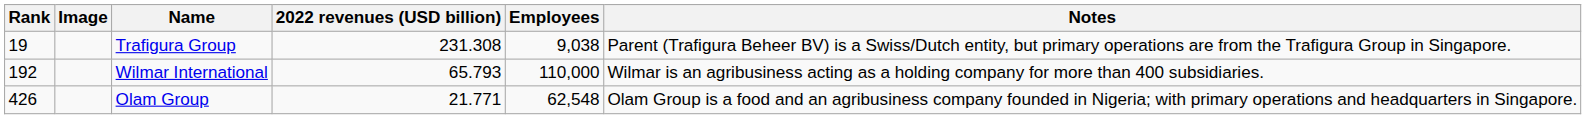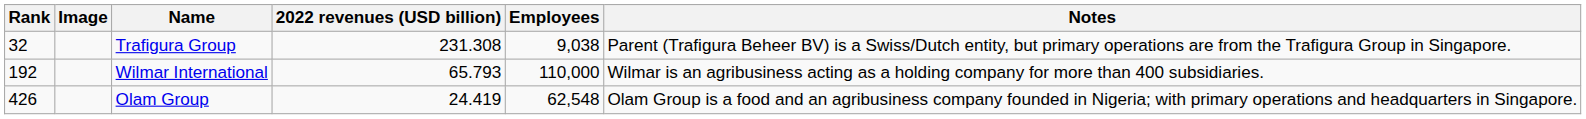(18, 45) 19 -> (18, 45) 32
(475, 99) 21.771 -> (475, 99) 24.419
